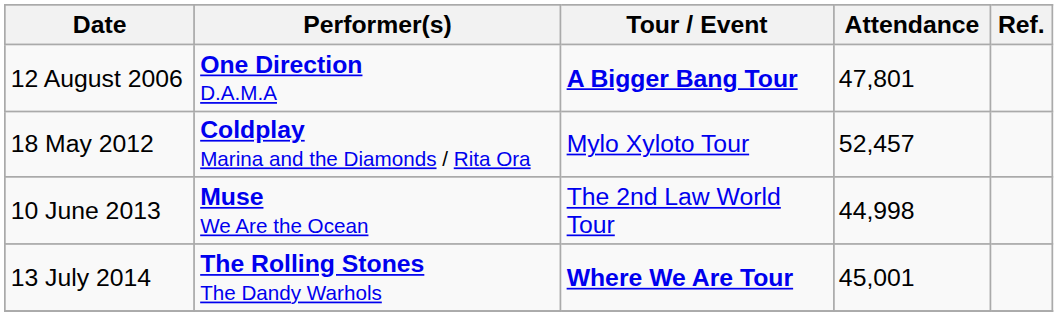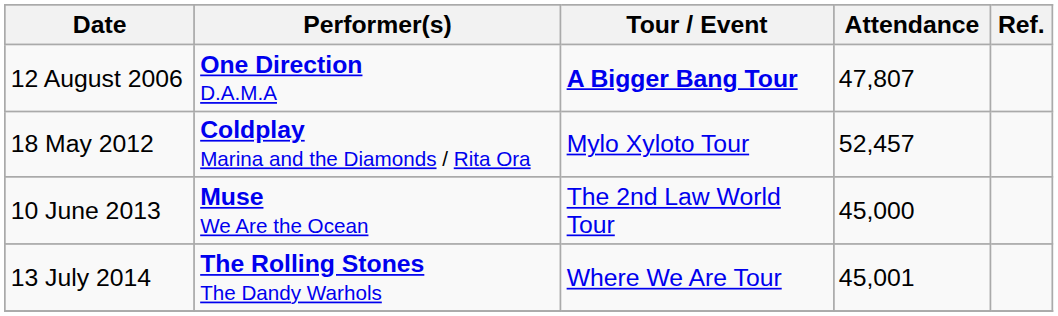(877, 78) 47,801 -> (877, 78) 47,807
(877, 211) 44,998 -> (877, 211) 45,000
(680, 278) bold -> (674, 278) normal
